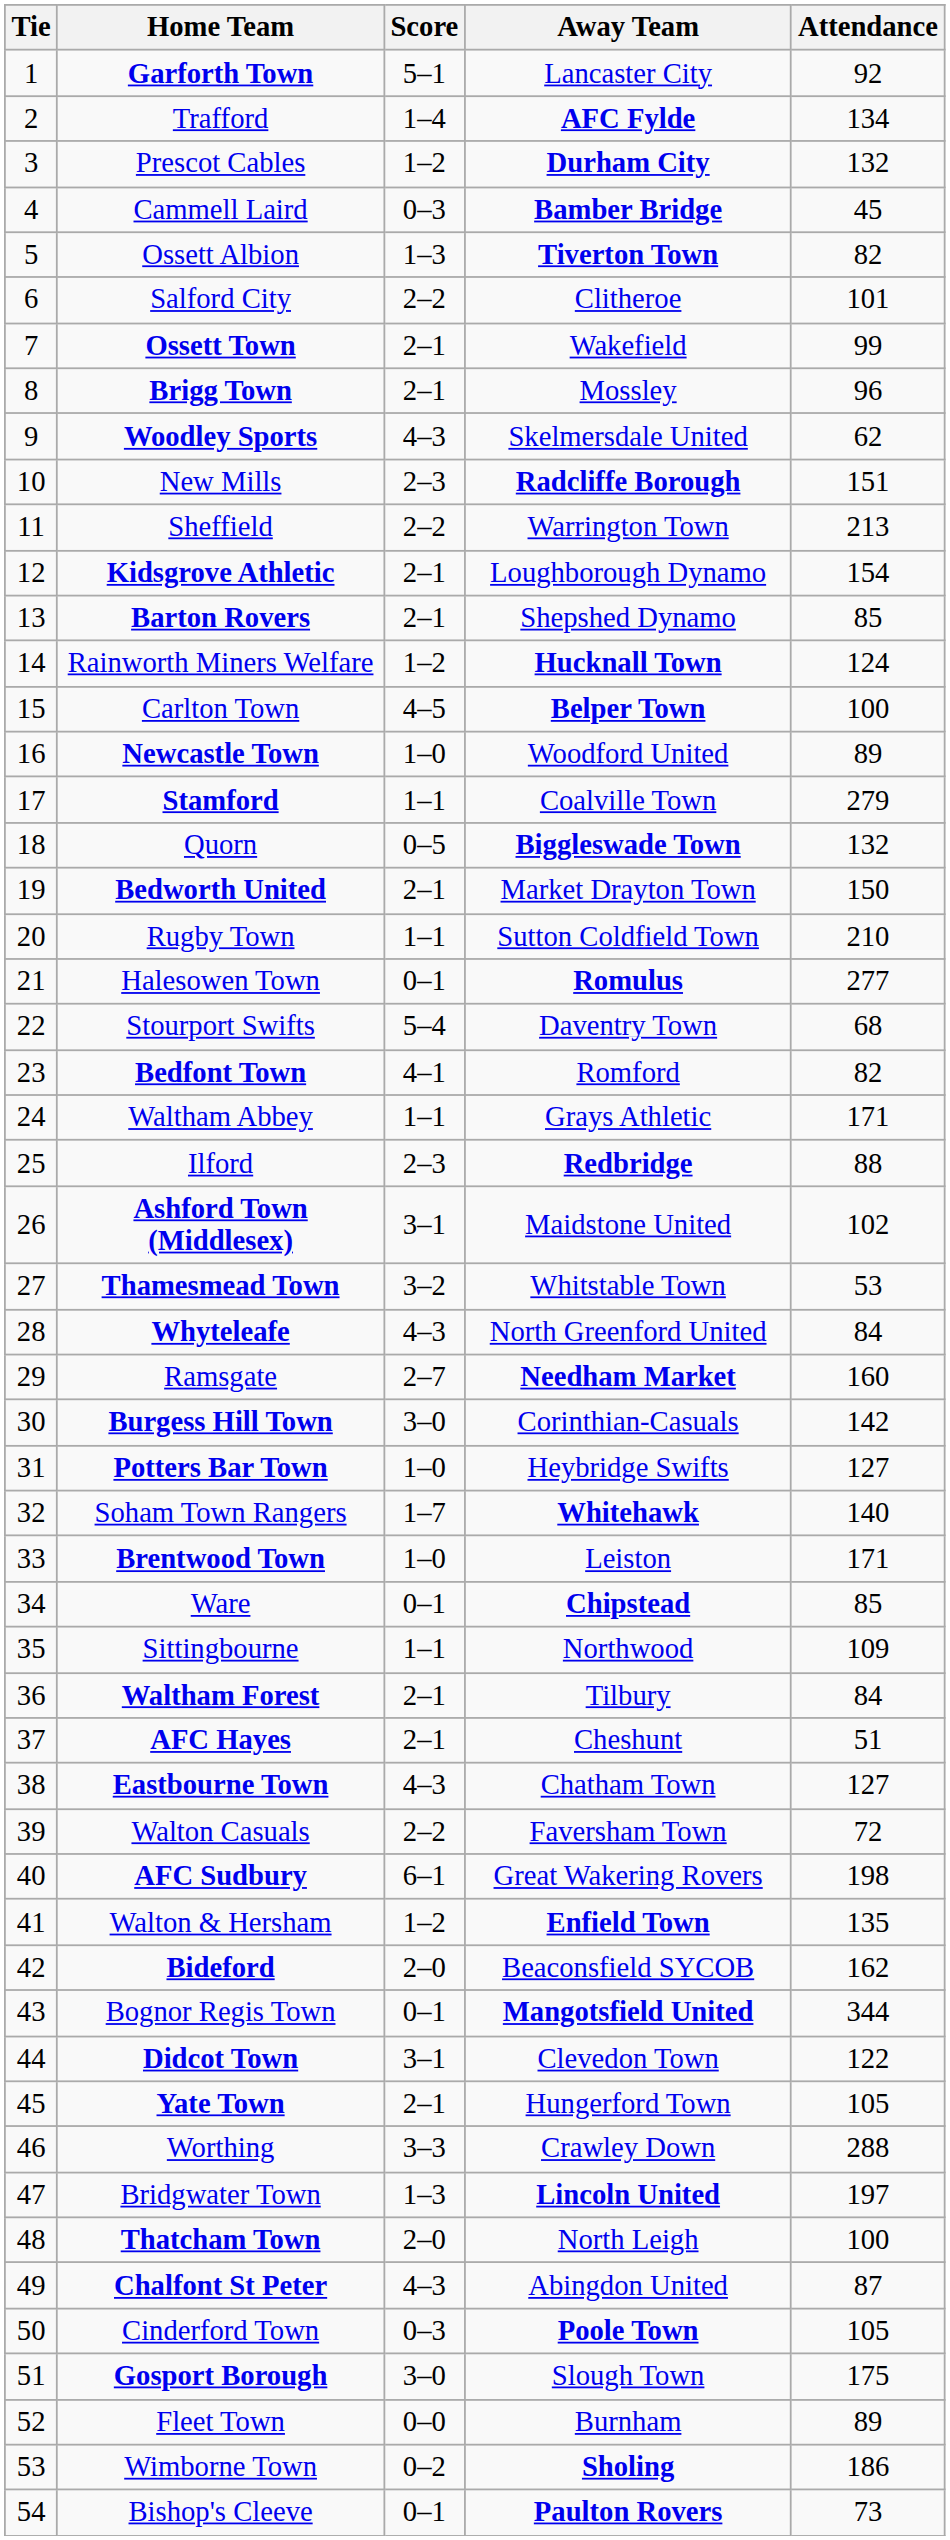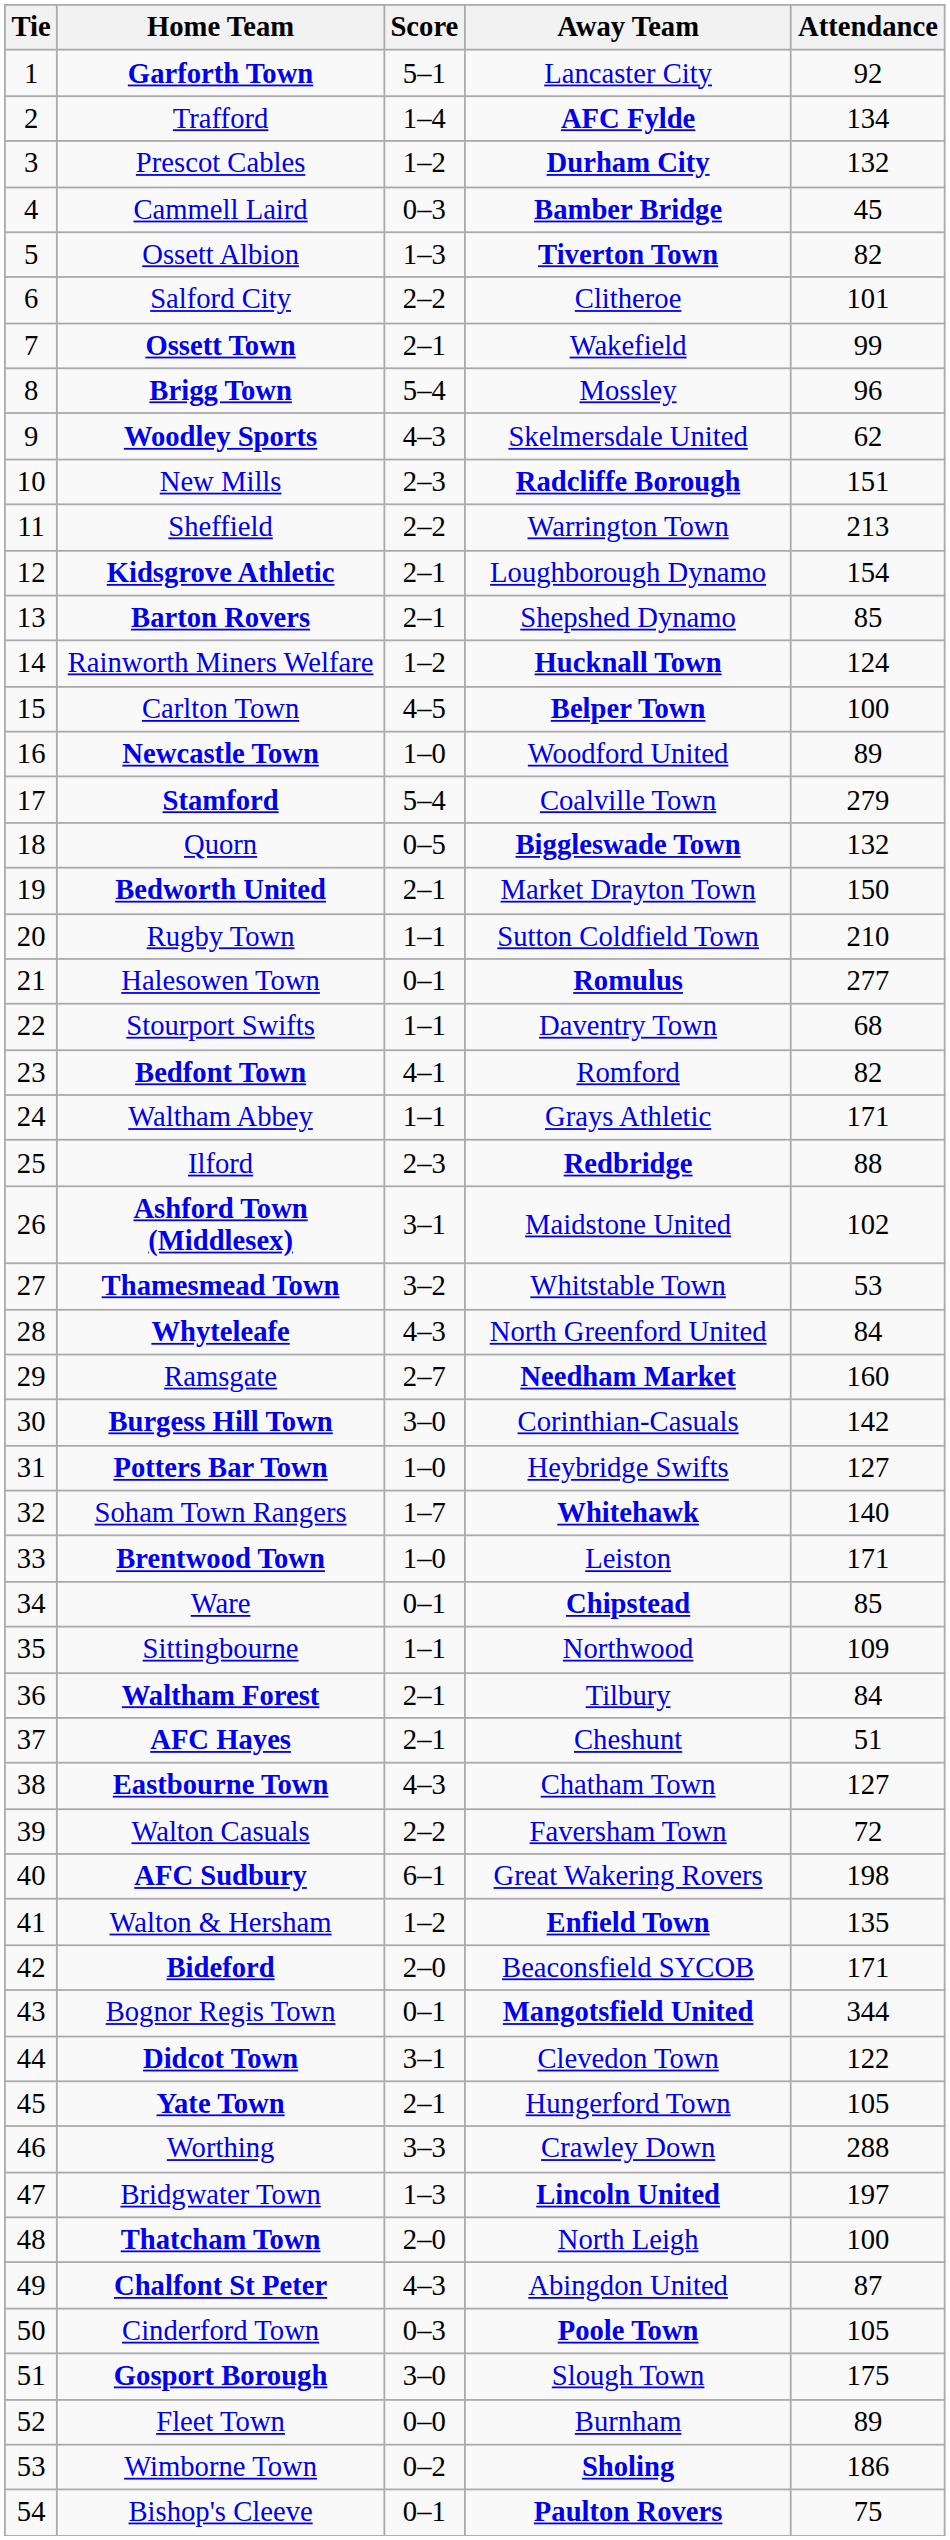(424, 390) 2–1 -> (424, 390) 5–4
(424, 799) 1–1 -> (424, 799) 5–4
(424, 1026) 5–4 -> (424, 1026) 1–1
(868, 1967) 162 -> (868, 1967) 171
(868, 2512) 73 -> (868, 2512) 75
